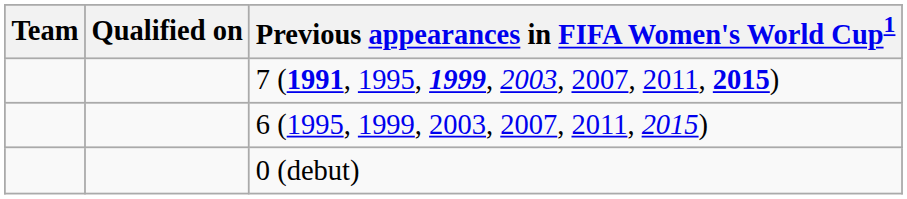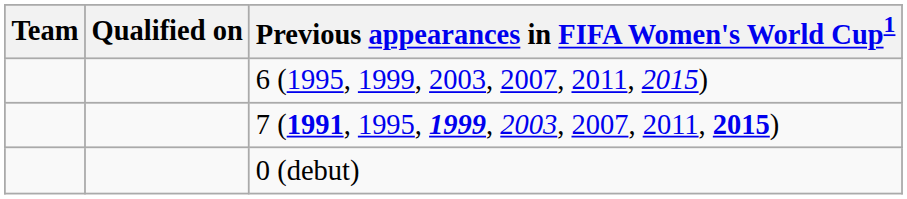rows swapped: (482, 125) <-> (518, 79)
